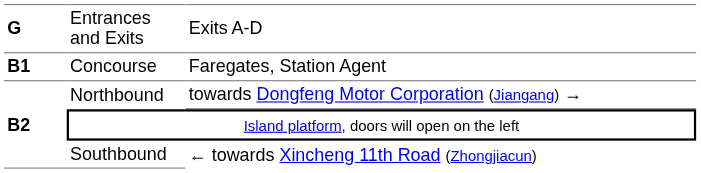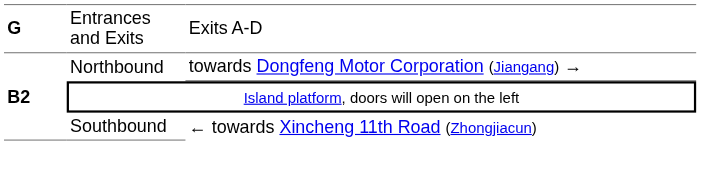- row: (113, 66)
